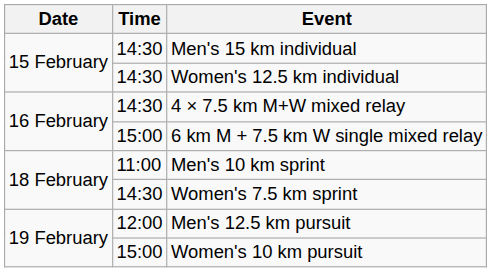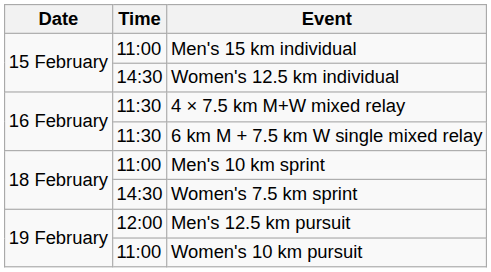(140, 48) 14:30 -> (139, 48) 11:00
(140, 106) 14:30 -> (139, 106) 11:30
(140, 135) 15:00 -> (139, 135) 11:30
(140, 252) 15:00 -> (139, 252) 11:00
